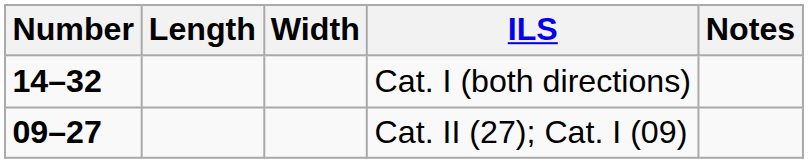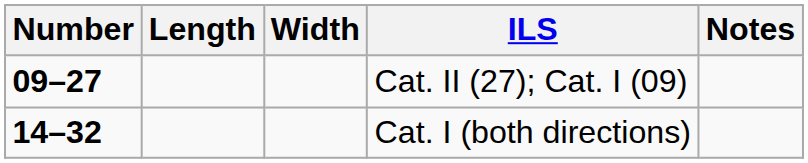rows swapped: (531, 132) <-> (533, 81)
